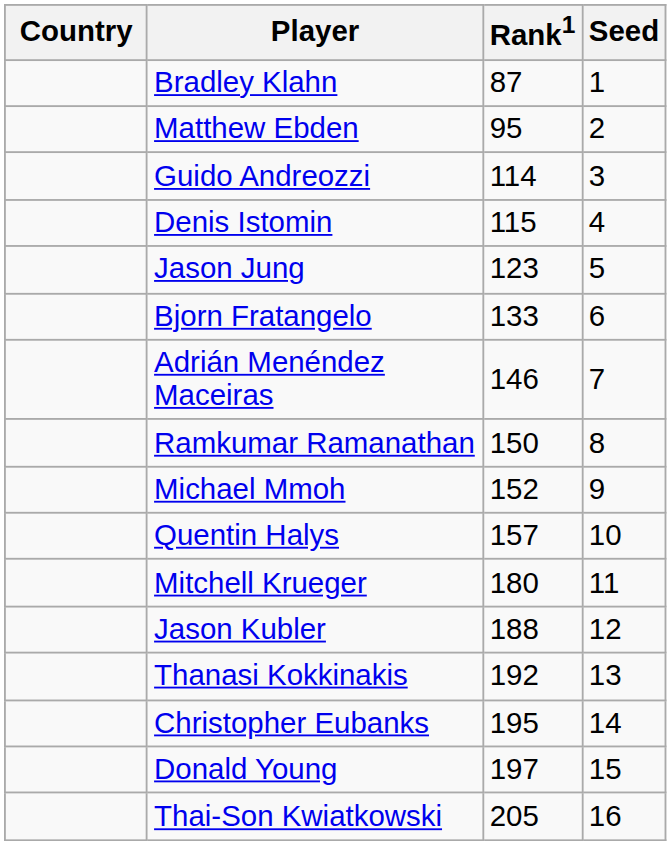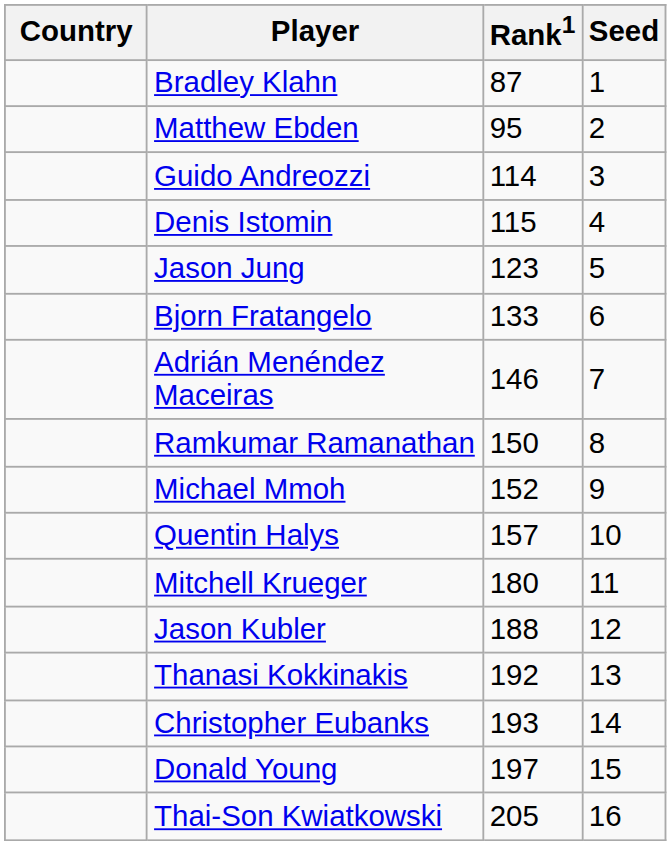(514, 722) 195 -> (514, 722) 193
